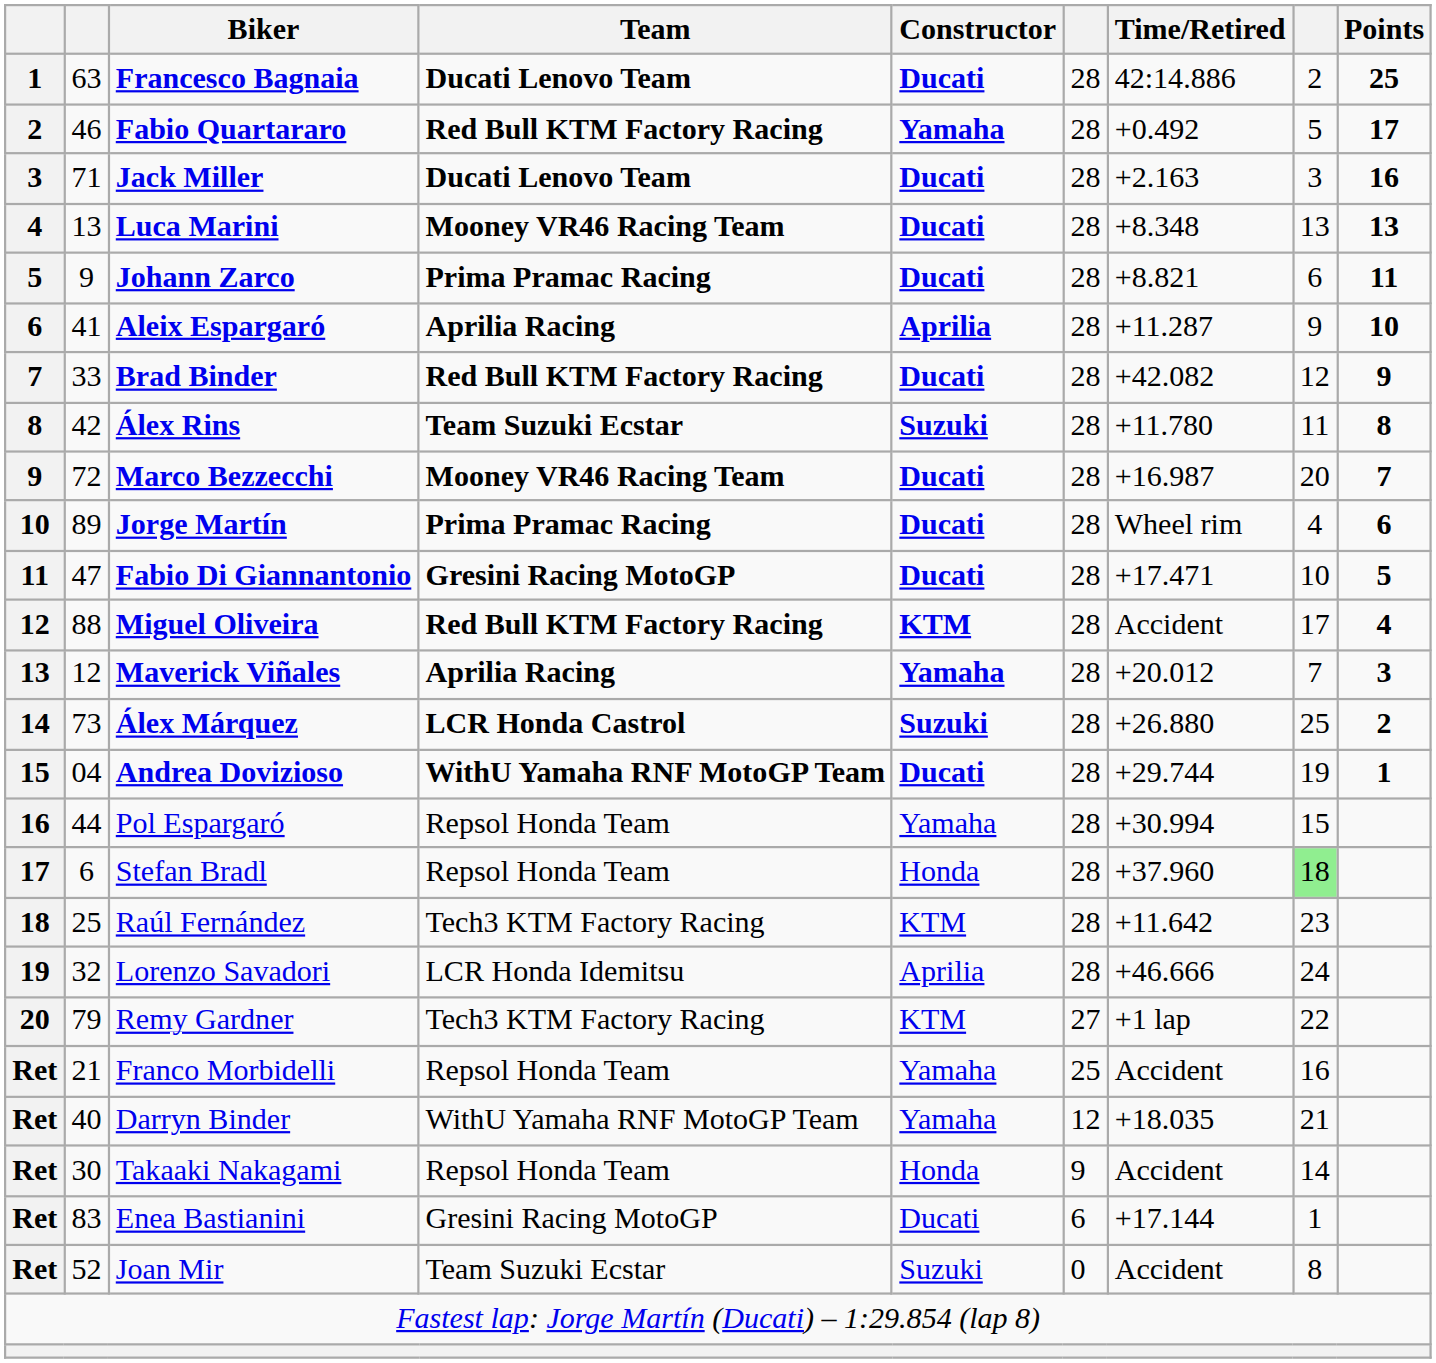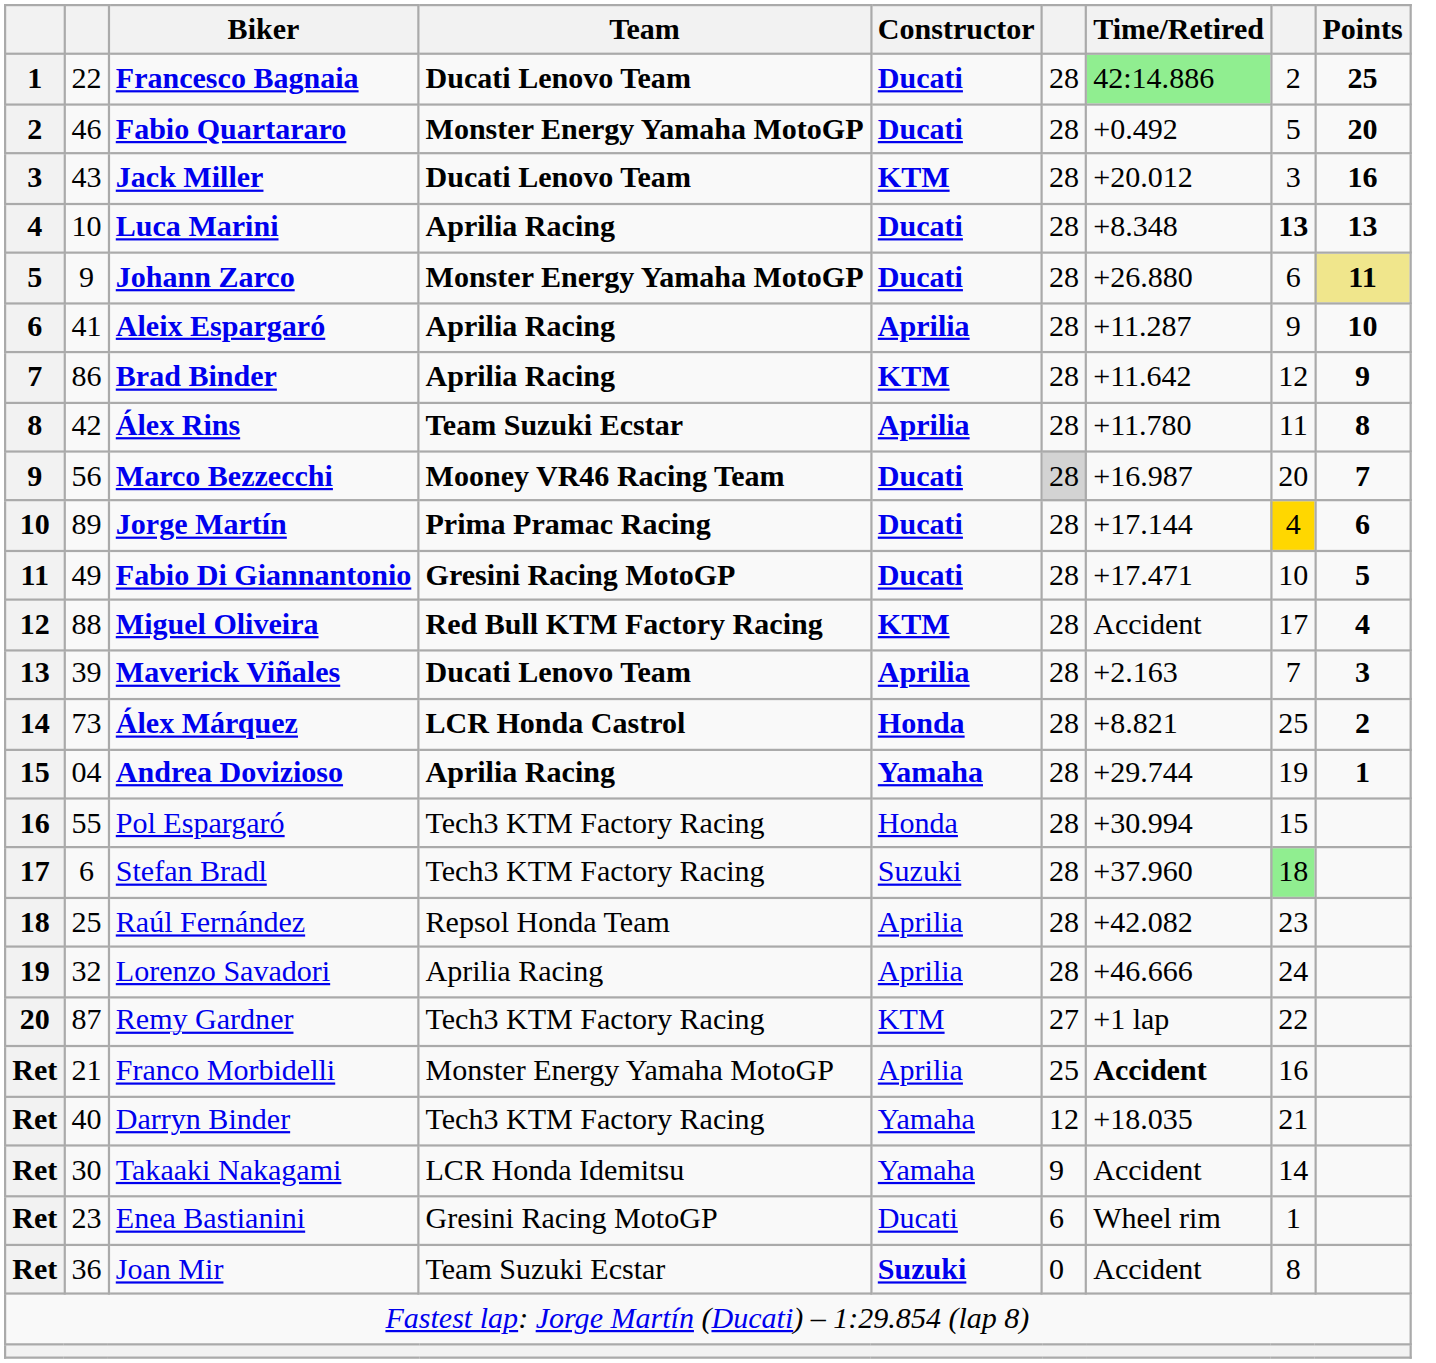(87, 78) 63 -> (87, 78) 22
(1175, 78) no background -> (1154, 78) lightgreen background
(624, 128) Red Bull KTM Factory Racing -> (645, 128) Monster Energy Yamaha MotoGP
(952, 128) Yamaha -> (920, 128) Ducati
(1384, 128) 17 -> (1363, 128) 20
(87, 177) 71 -> (87, 177) 43
(942, 177) Ducati -> (914, 177) KTM
(1157, 177) +2.163 -> (1143, 177) +20.012
(87, 227) 13 -> (87, 227) 10
(605, 227) Mooney VR46 Racing Team -> (520, 227) Aprilia Racing
(1315, 227) normal -> (1293, 227) bold
(568, 276) Prima Pramac Racing -> (645, 276) Monster Energy Yamaha MotoGP
(1157, 276) +8.821 -> (1143, 276) +26.880
(1384, 276) no background -> (1363, 276) khaki background
(87, 375) 33 -> (87, 375) 86
(624, 375) Red Bull KTM Factory Racing -> (520, 375) Aprilia Racing
(942, 375) Ducati -> (914, 375) KTM
(1164, 375) +42.082 -> (1142, 375) +11.642
(944, 425) Suzuki -> (924, 425) Aprilia
(87, 475) 72 -> (87, 475) 56
(1085, 475) no background -> (1064, 475) lightgrey background
(1179, 524) Wheel rim -> (1143, 524) +17.144
(1315, 524) no background -> (1293, 524) gold background
(87, 574) 47 -> (87, 574) 49
(87, 673) 12 -> (87, 673) 39
(520, 673) Aprilia Racing -> (558, 673) Ducati Lenovo Team
(952, 673) Yamaha -> (924, 673) Aprilia
(1164, 673) +20.012 -> (1135, 673) +2.163
(944, 723) Suzuki -> (921, 723) Honda
(1164, 723) +26.880 -> (1135, 723) +8.821
(655, 772) WithU Yamaha RNF MotoGP Team -> (520, 772) Aprilia Racing
(942, 772) Ducati -> (930, 772) Yamaha
(87, 822) 44 -> (87, 822) 55
(548, 822) Repsol Honda Team -> (595, 822) Tech3 KTM Factory Racing
(948, 822) Yamaha -> (918, 822) Honda
(548, 871) Repsol Honda Team -> (595, 871) Tech3 KTM Factory Racing
(939, 871) Honda -> (920, 871) Suzuki
(595, 921) Tech3 KTM Factory Racing -> (548, 921) Repsol Honda Team
(933, 921) KTM -> (920, 921) Aprilia
(1164, 921) +11.642 -> (1143, 921) +42.082
(555, 971) LCR Honda Idemitsu -> (514, 971) Aprilia Racing
(87, 1020) 79 -> (87, 1020) 87
(548, 1070) Repsol Honda Team -> (630, 1070) Monster Energy Yamaha MotoGP
(948, 1070) Yamaha -> (920, 1070) Aprilia
(1169, 1070) normal -> (1150, 1070) bold
(642, 1119) WithU Yamaha RNF MotoGP Team -> (595, 1119) Tech3 KTM Factory Racing
(548, 1169) Repsol Honda Team -> (555, 1169) LCR Honda Idemitsu
(939, 1169) Honda -> (926, 1169) Yamaha
(87, 1218) 83 -> (87, 1218) 23
(1164, 1218) +17.144 -> (1157, 1218) Wheel rim
(87, 1268) 52 -> (87, 1268) 36
(941, 1268) normal -> (922, 1268) bold
